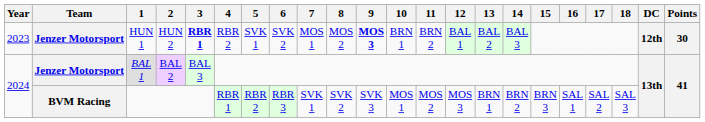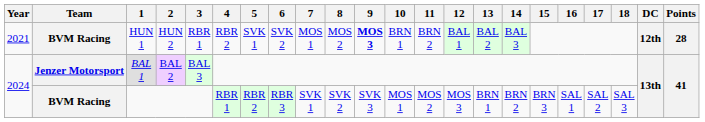(18, 38) 2023 -> (18, 38) 2021
(79, 38) Jenzer Motorsport -> (79, 38) BVM Racing
(200, 38) bold -> (199, 38) normal
(682, 38) 30 -> (681, 38) 28
